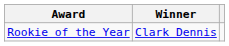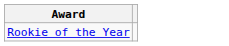- column: (176, 14)
